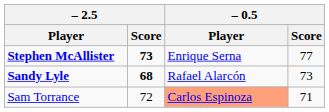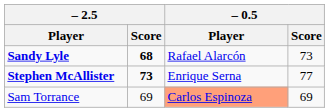rows swapped: (38, 76) <-> (61, 55)
(146, 96) 72 -> (146, 96) 69
(306, 96) 71 -> (306, 96) 69
